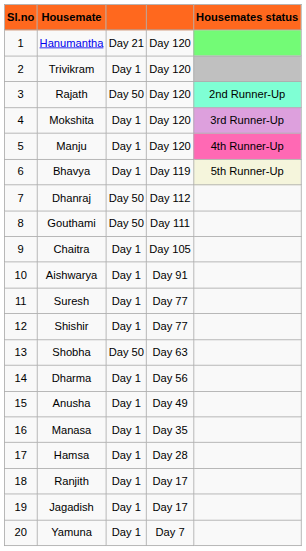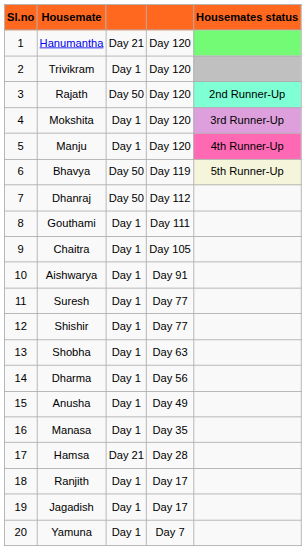(126, 172) Day 1 -> (126, 172) Day 50
(126, 223) Day 50 -> (126, 223) Day 1
(126, 352) Day 50 -> (126, 352) Day 1
(126, 455) Day 1 -> (126, 455) Day 21
